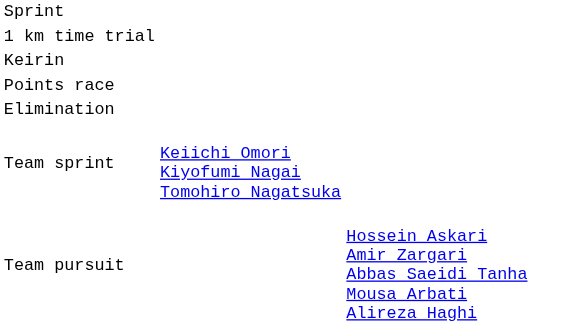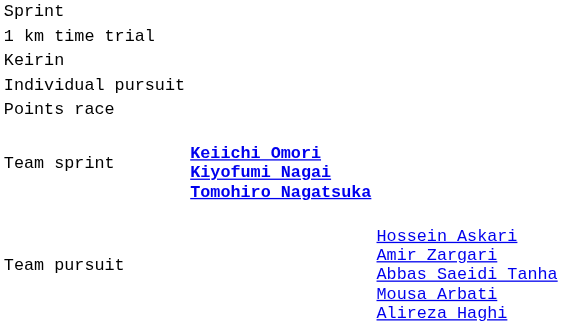+ row: (94, 85)
- row: (59, 110)
(251, 173) normal -> (281, 173) bold
